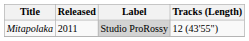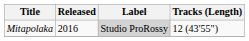(68, 28) 2011 -> (68, 28) 2016
